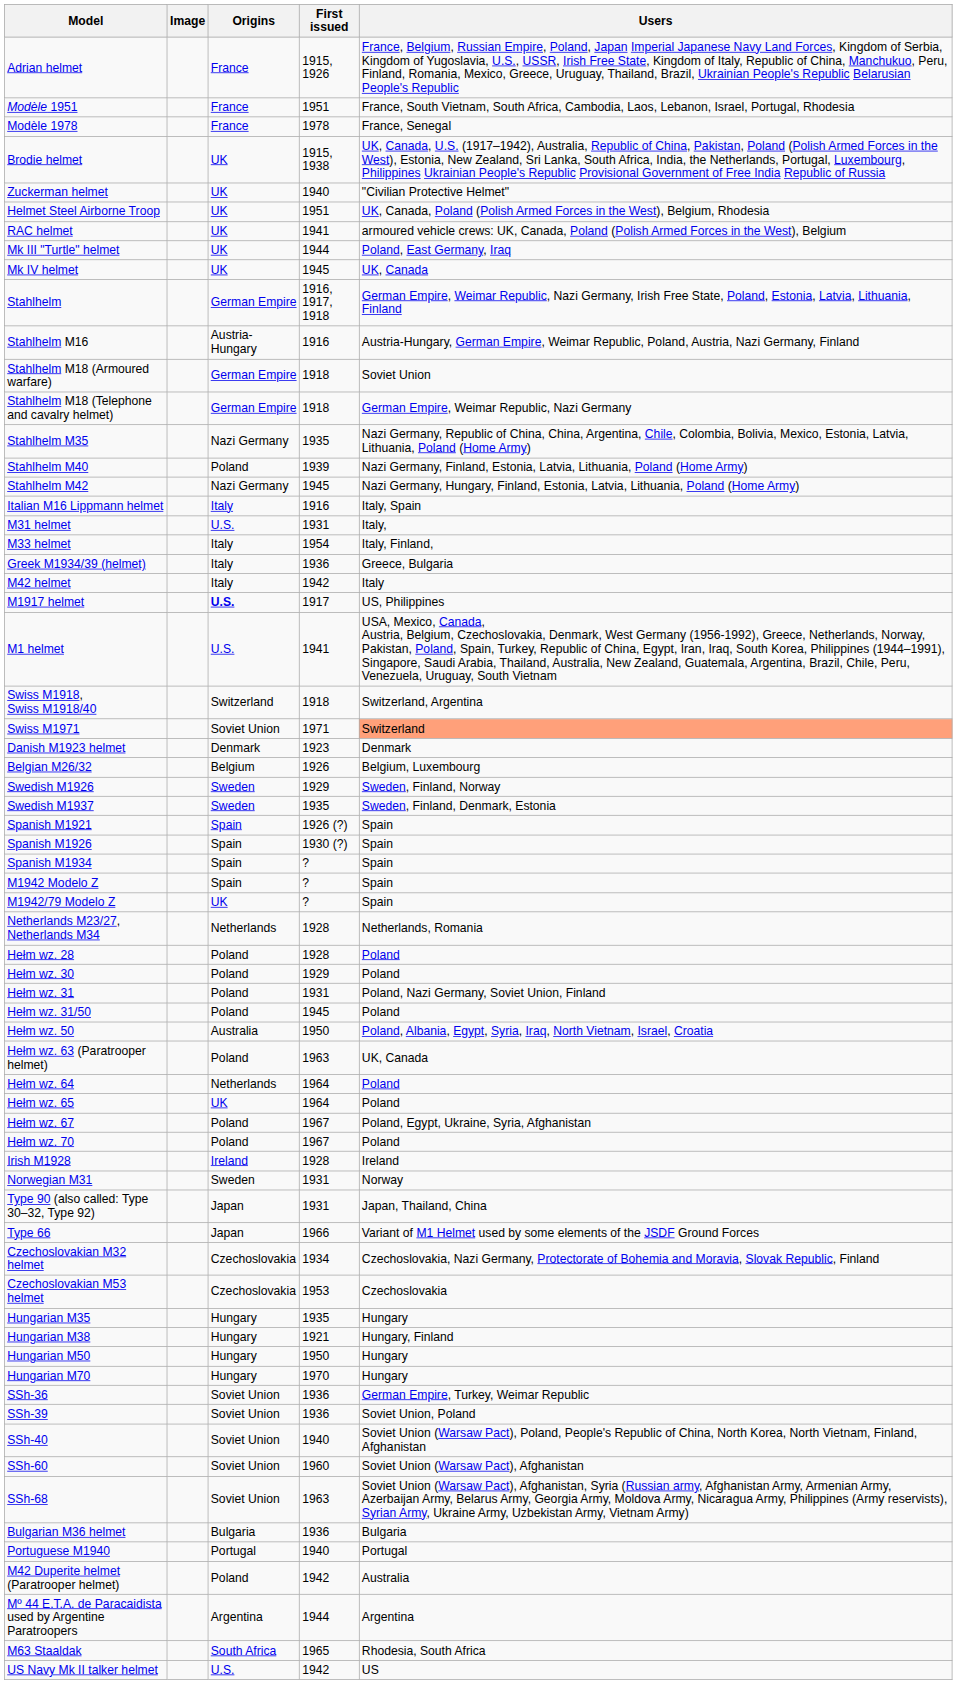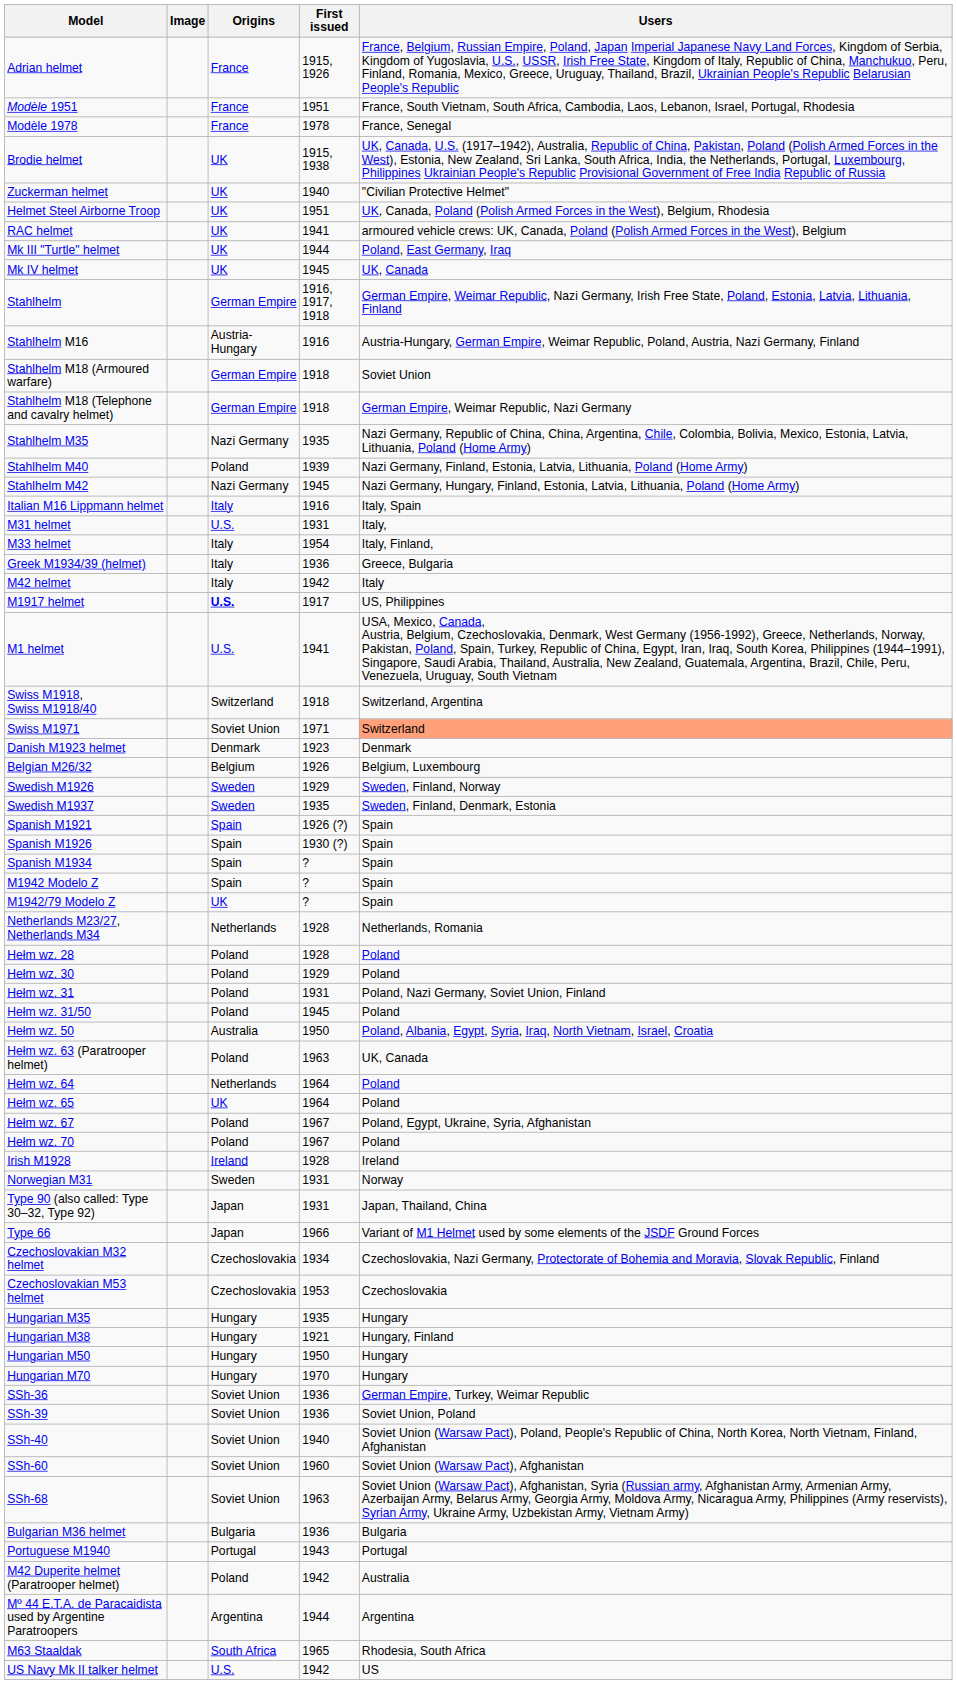(316, 1551) 1940 -> (316, 1551) 1943
